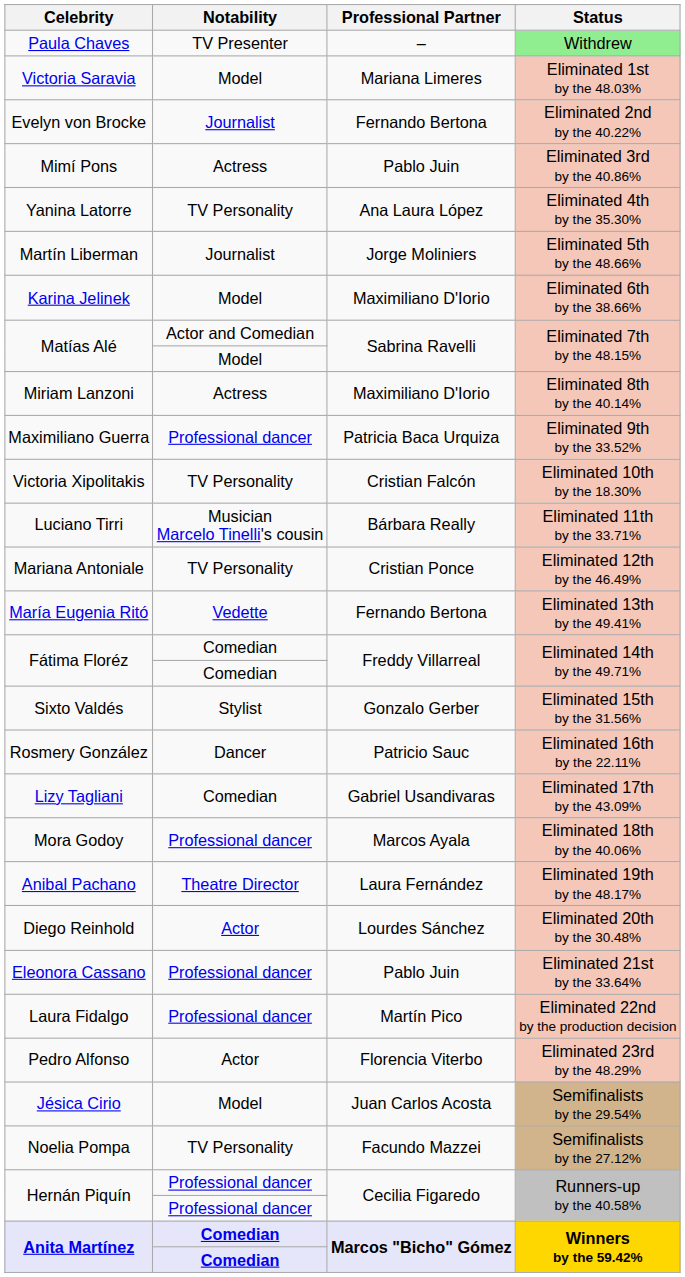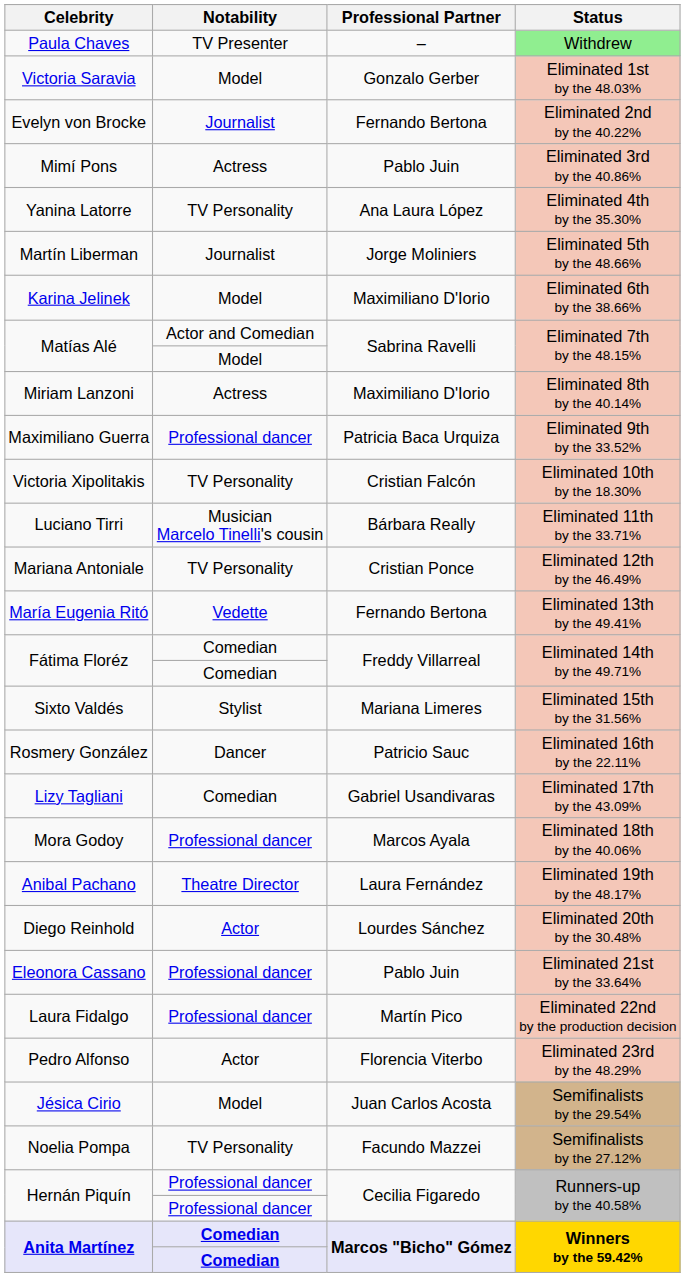(421, 78) Mariana Limeres -> (421, 78) Gonzalo Gerber
(421, 708) Gonzalo Gerber -> (421, 708) Mariana Limeres
